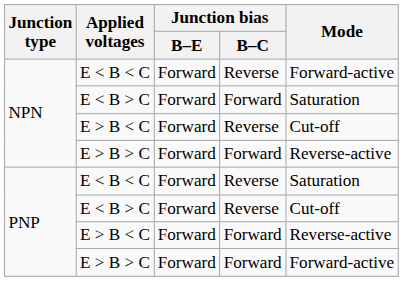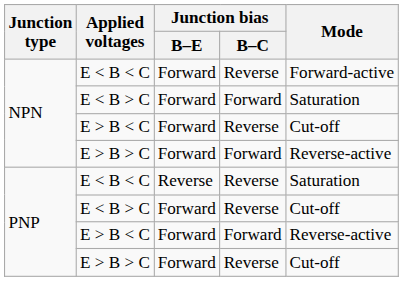(187, 180) Forward -> (185, 180) Reverse
(253, 262) Forward -> (251, 262) Reverse
(342, 262) Forward-active -> (315, 262) Cut-off
